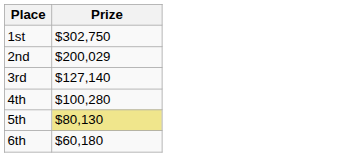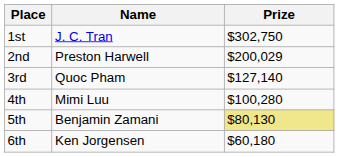+ column: (138, 15)
